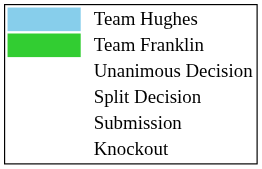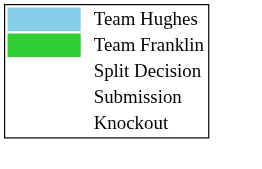- row: (173, 71)
